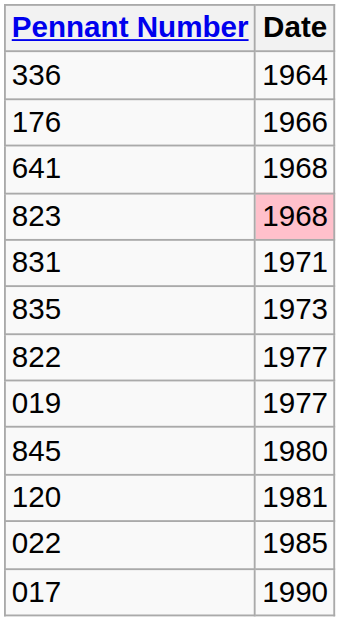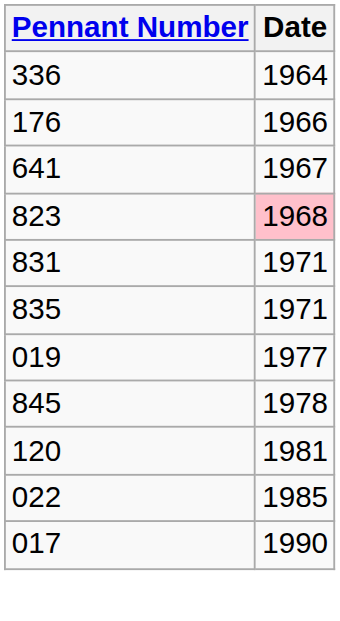(295, 168) 1968 -> (295, 168) 1967
(295, 309) 1973 -> (295, 309) 1971
- row: (36, 356)
(295, 450) 1980 -> (295, 403) 1978
